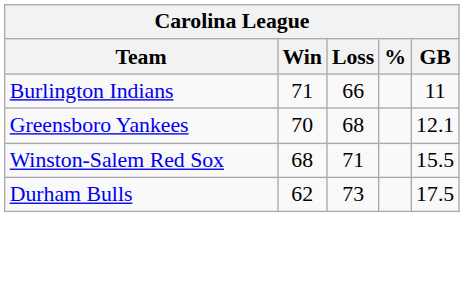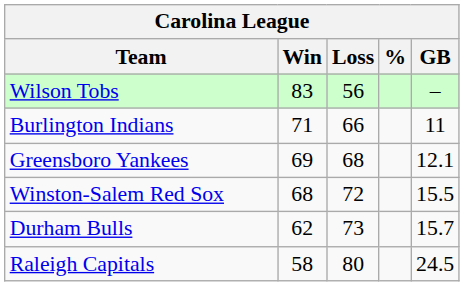+ row: (64, 90)
(302, 125) 70 -> (302, 159) 69
(353, 159) 71 -> (353, 194) 72
(435, 194) 17.5 -> (435, 228) 15.7
+ row: (82, 263)
